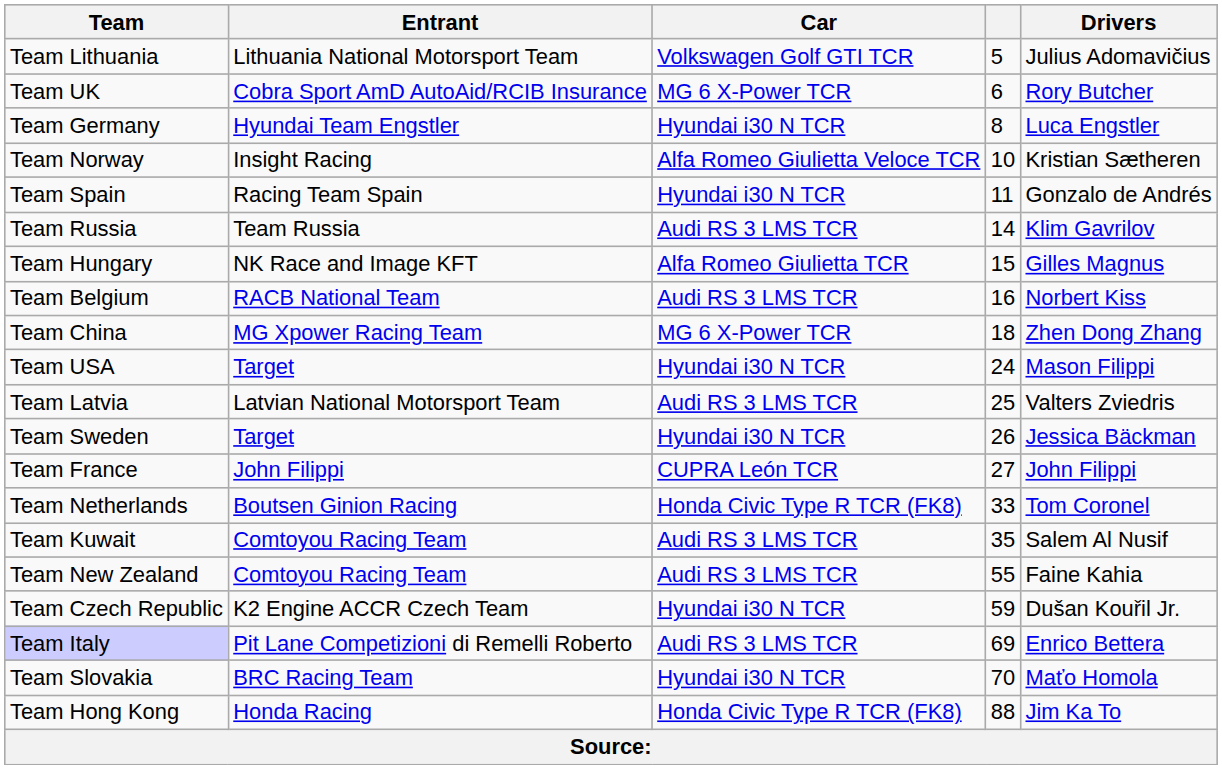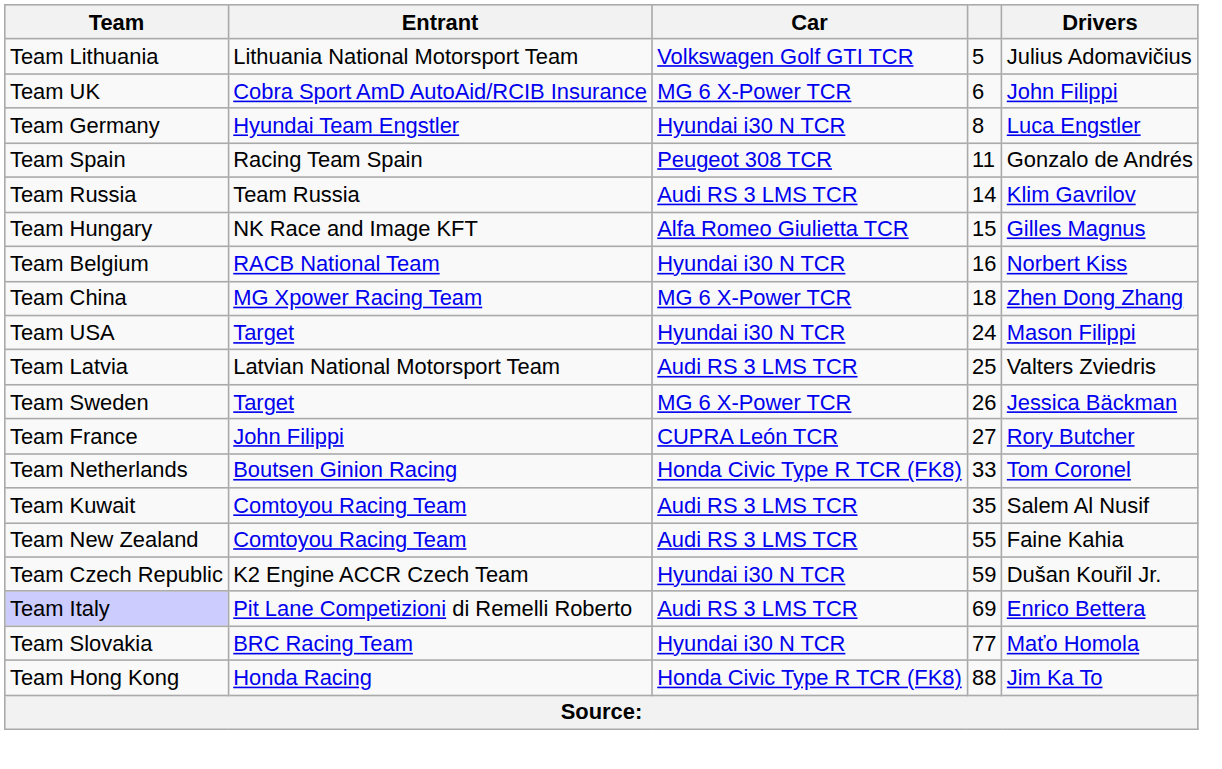(1089, 91) Rory Butcher -> (1062, 91) John Filippi
- row: (77, 160)
(751, 194) Hyundai i30 N TCR -> (745, 160) Peugeot 308 TCR
(757, 298) Audi RS 3 LMS TCR -> (751, 263) Hyundai i30 N TCR
(751, 436) Hyundai i30 N TCR -> (754, 401) MG 6 X-Power TCR
(1081, 470) John Filippi -> (1071, 436) Rory Butcher
(1003, 677) 70 -> (984, 643) 77
